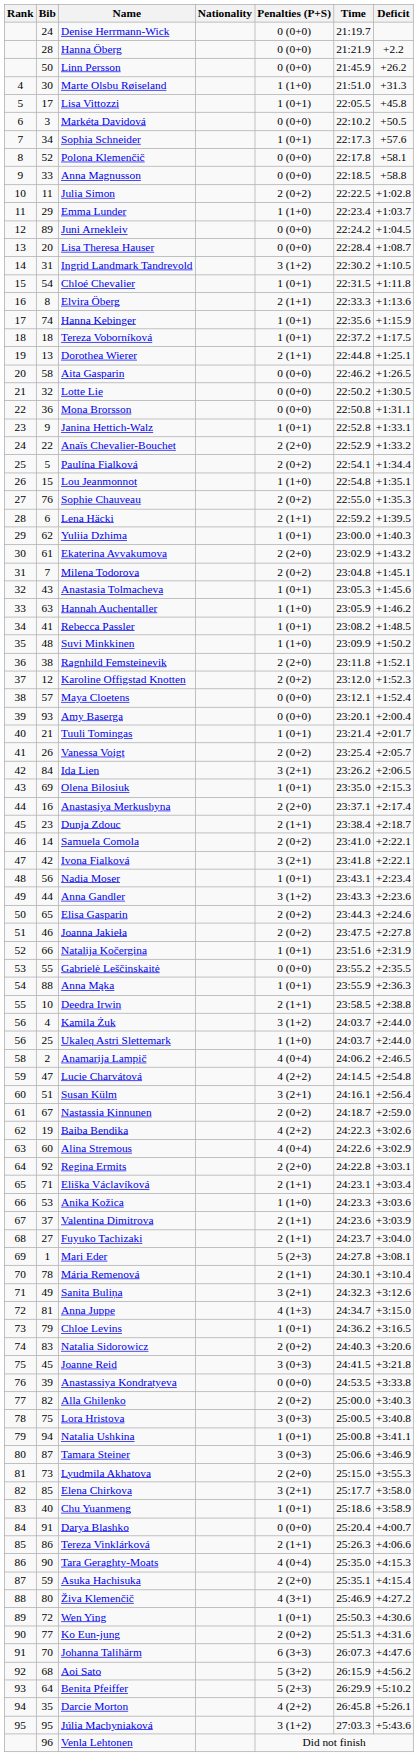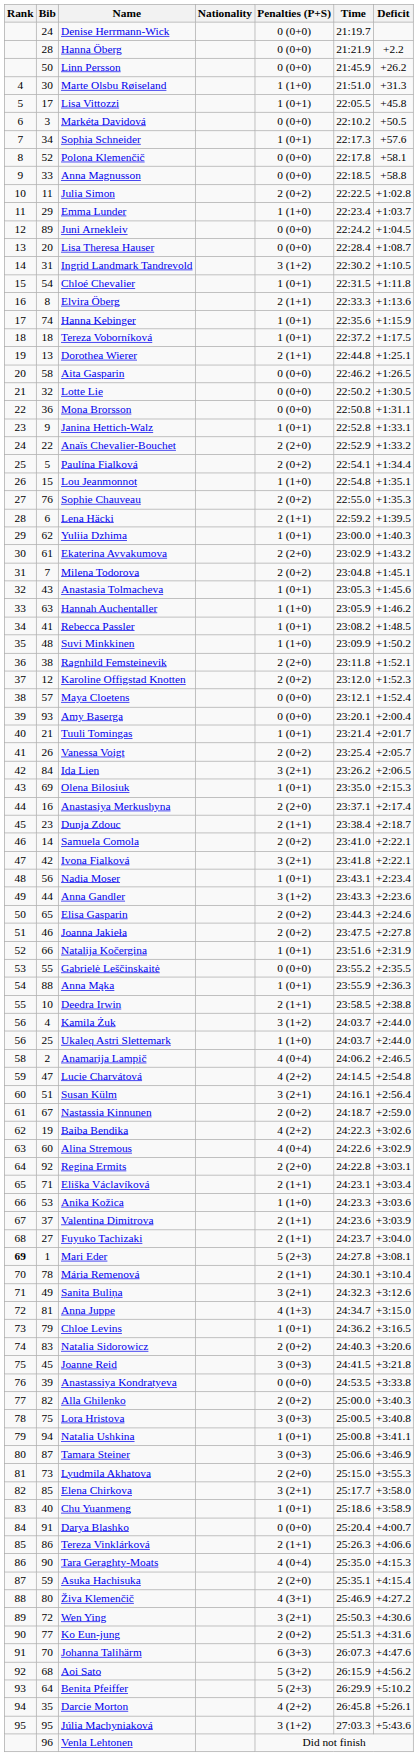(20, 1256) normal -> (20, 1256) bold
(294, 1616) 1 (0+1) -> (294, 1616) 3 (2+1)
